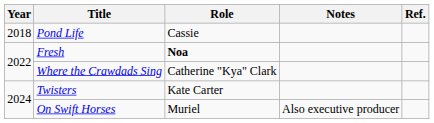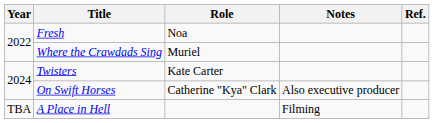- row: (60, 33)
(178, 52) bold -> (177, 33) normal
(222, 71) Catherine "Kya" Clark -> (184, 52) Muriel
(184, 109) Muriel -> (222, 90) Catherine "Kya" Clark
+ row: (73, 109)
